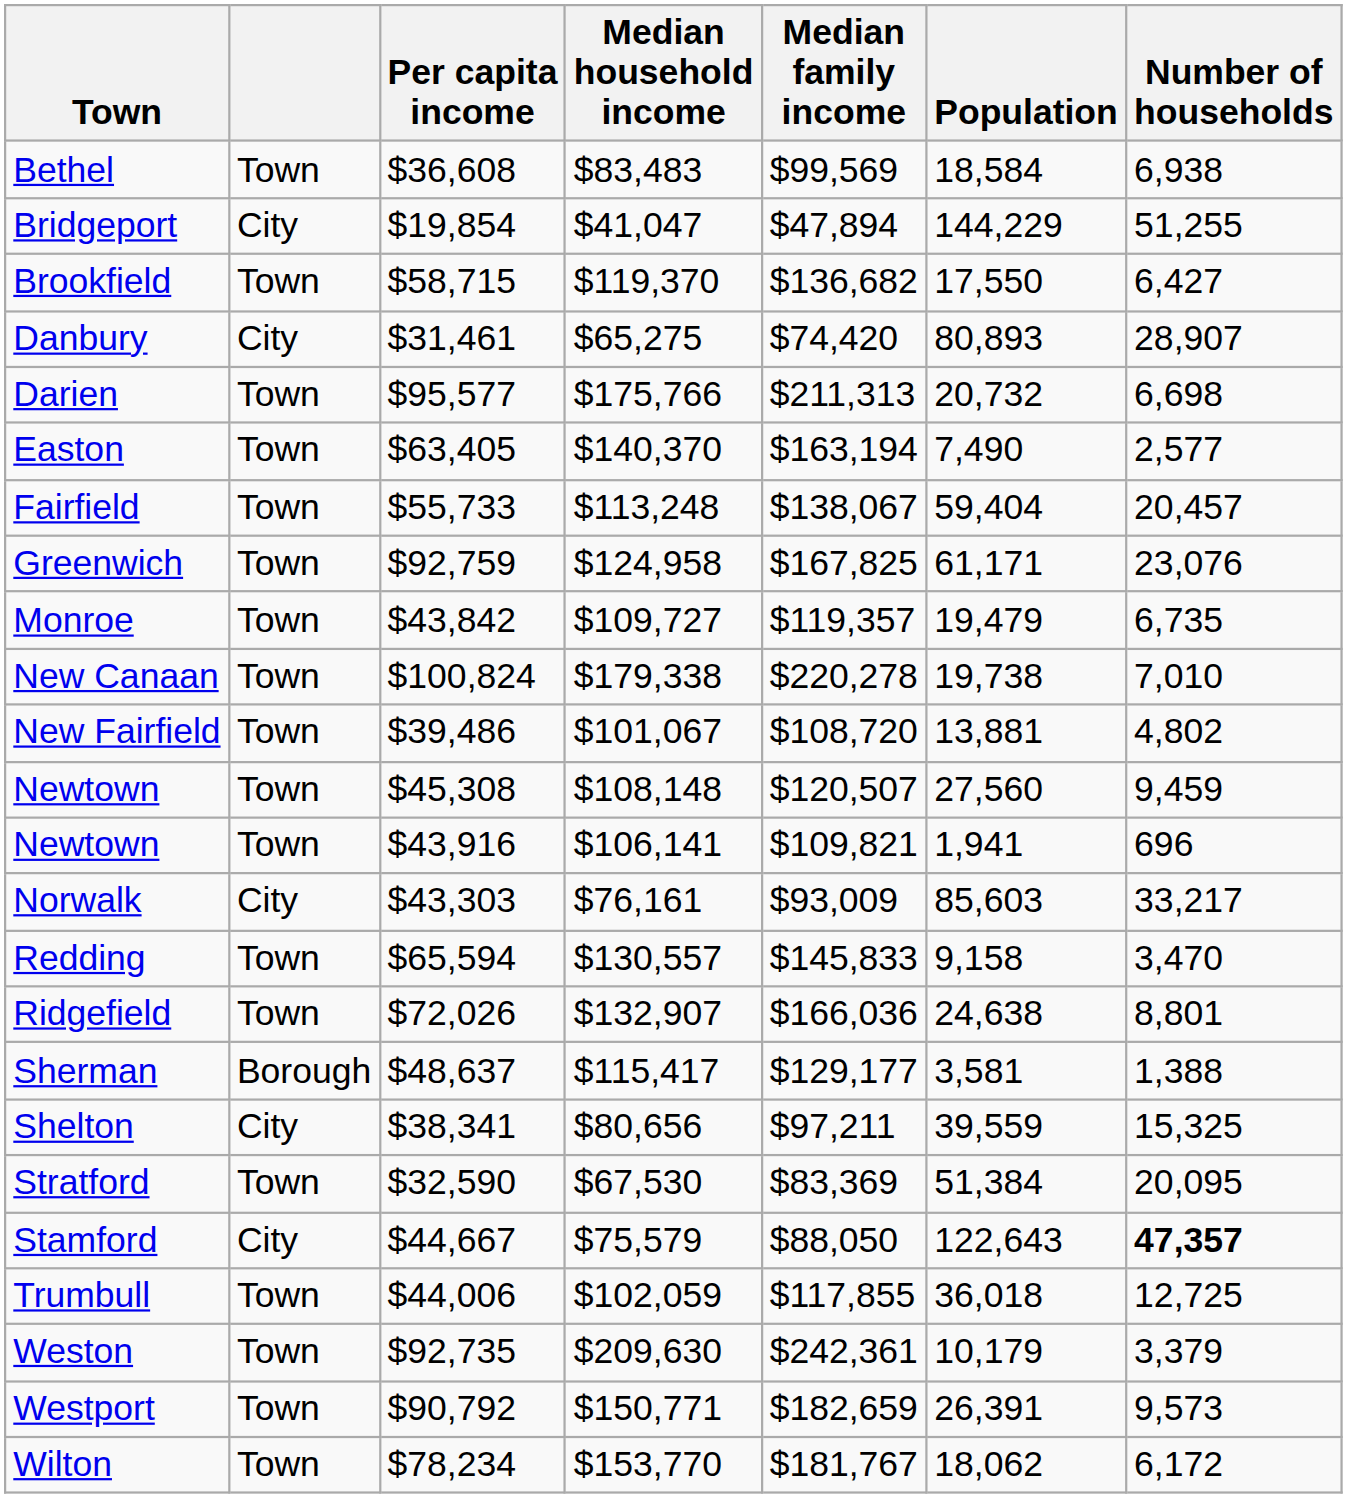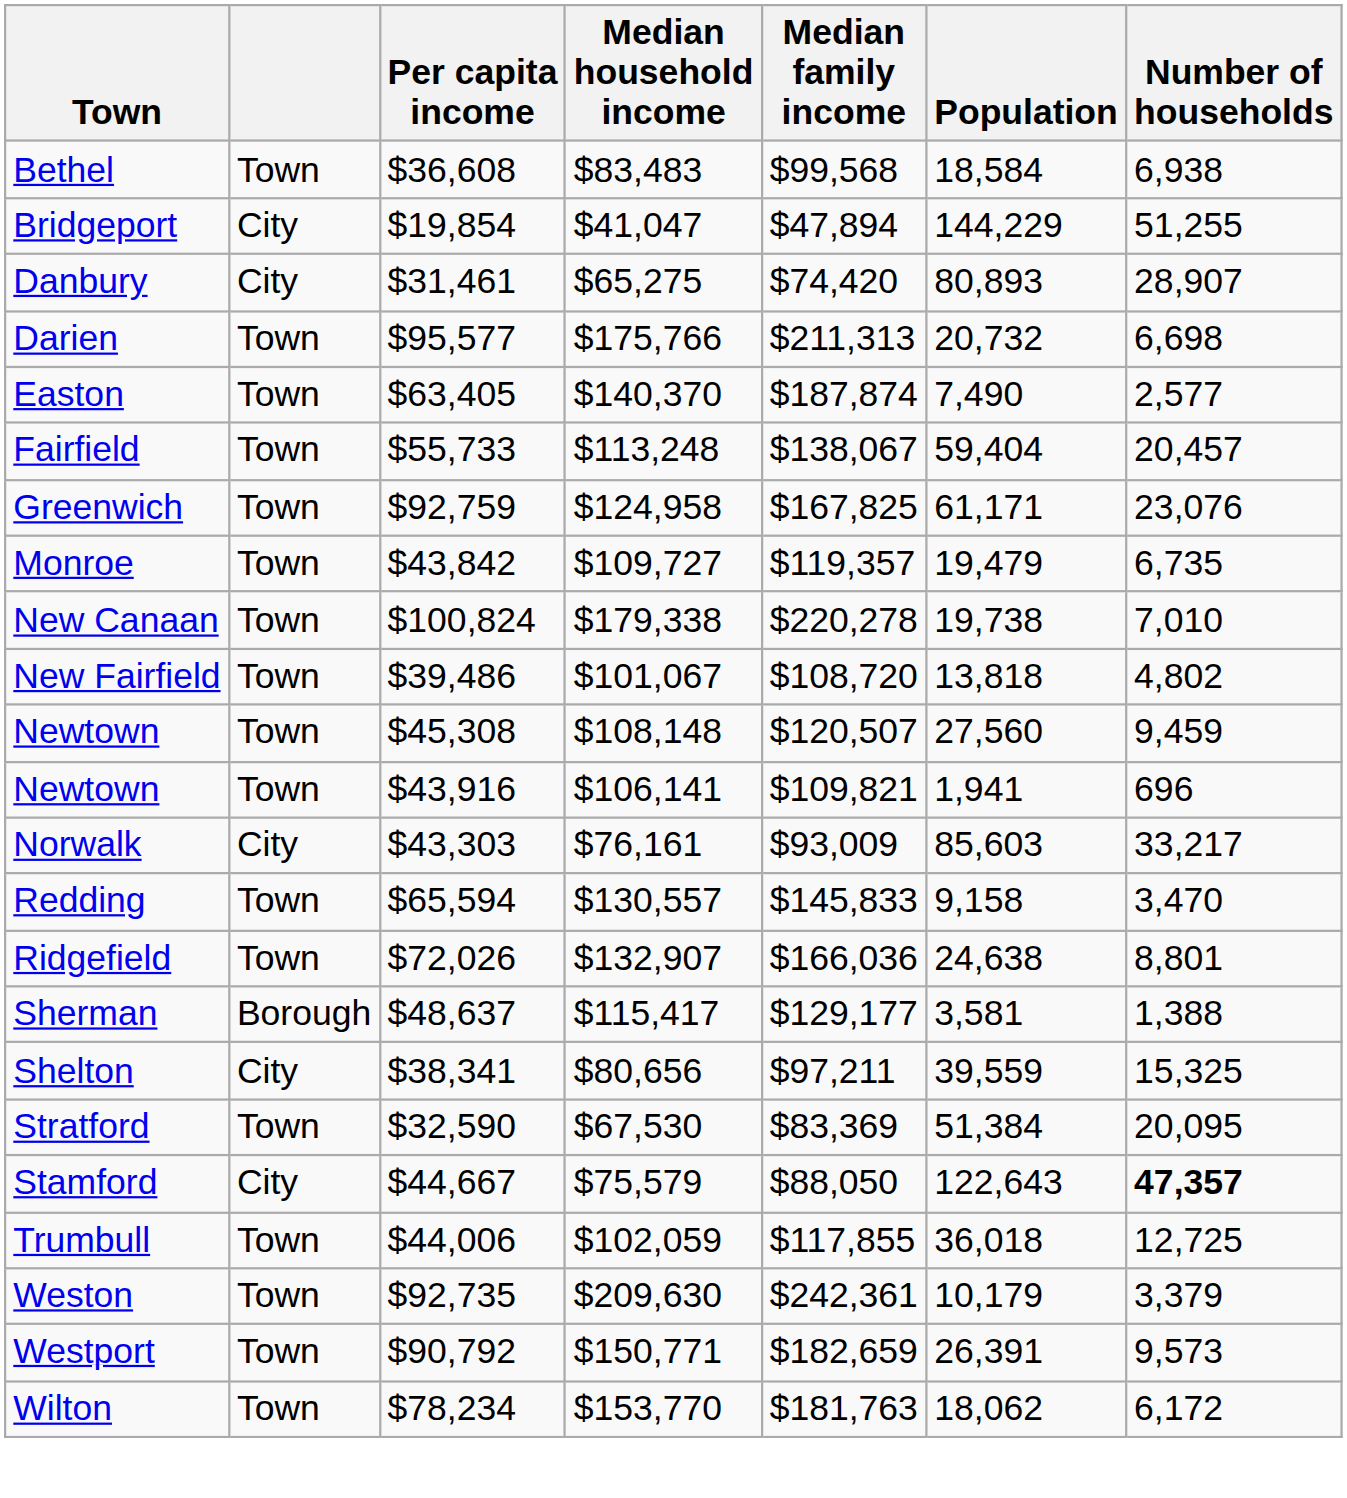(834, 168) $99,569 -> (834, 168) $99,568
- row: (92, 281)
(844, 450) $163,194 -> (844, 394) $187,874
(989, 732) 13,881 -> (989, 675) 13,818
(844, 1464) $181,767 -> (844, 1408) $181,763
